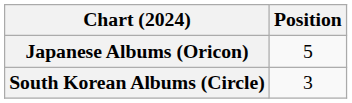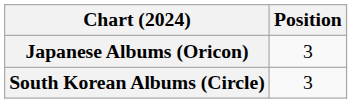(308, 51) 5 -> (308, 51) 3
